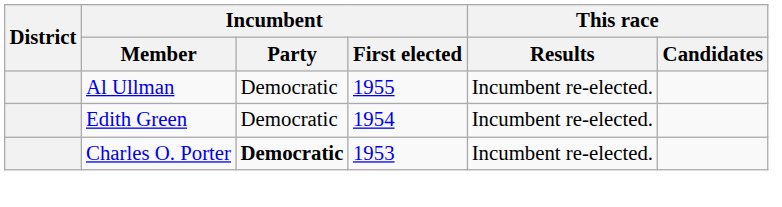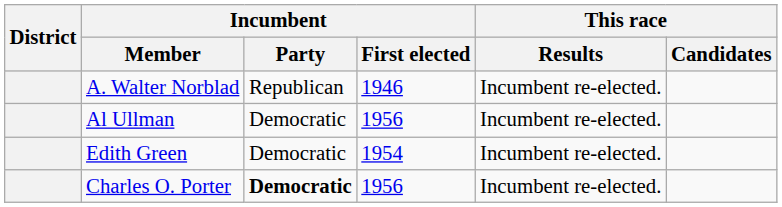+ row: (163, 86)
(374, 86) 1955 -> (382, 119) 1956
(374, 152) 1953 -> (382, 185) 1956
